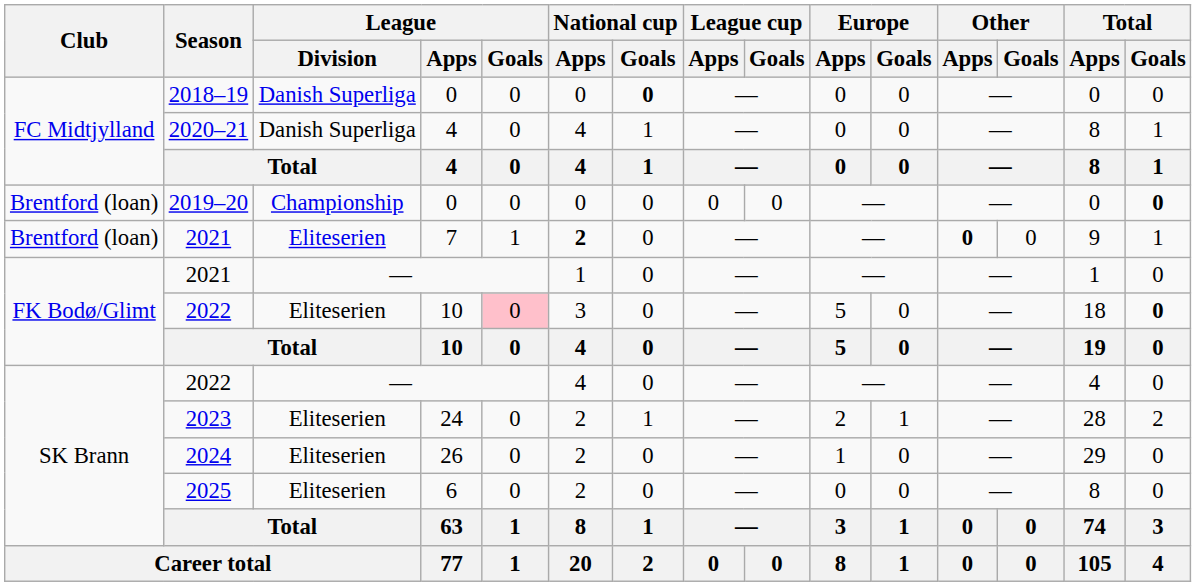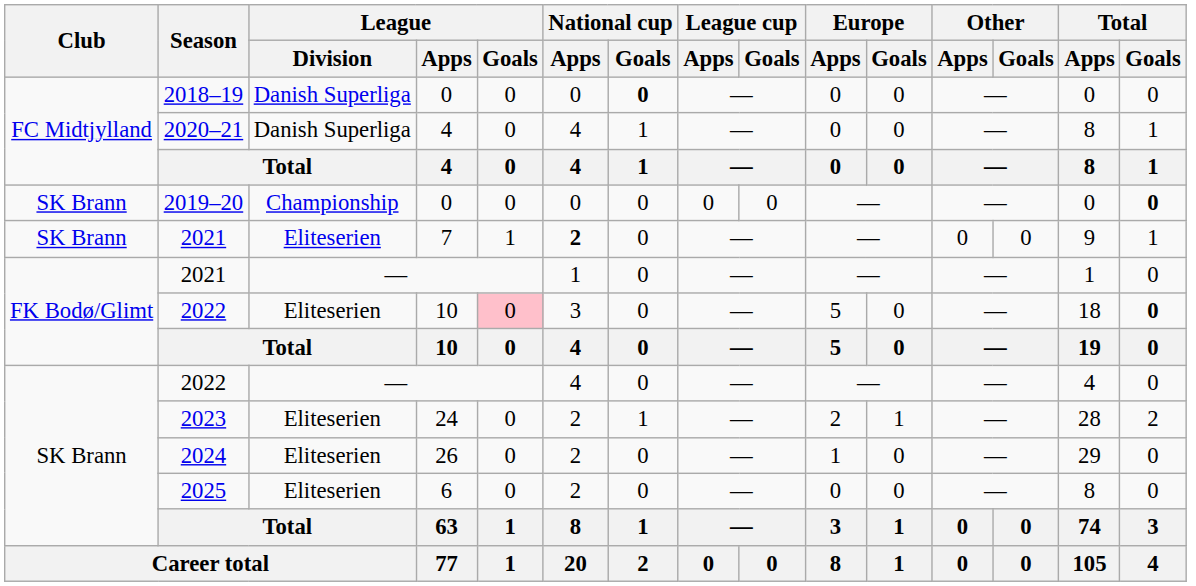(84, 202) Brentford (loan) -> (82, 202) SK Brann
(84, 238) Brentford (loan) -> (82, 238) SK Brann
(967, 238) bold -> (962, 238) normal
